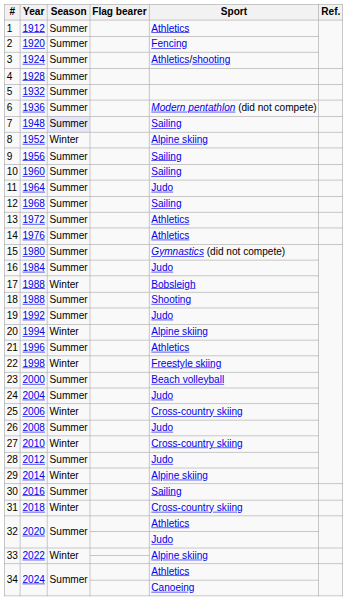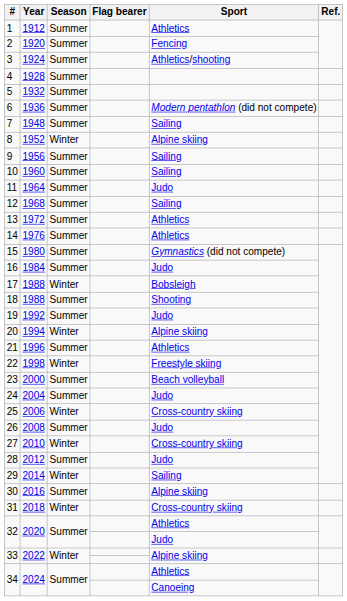(69, 124) lavender background -> (69, 124) no background
(180, 476) Alpine skiing -> (166, 476) Sailing
(166, 492) Sailing -> (180, 492) Alpine skiing
